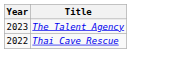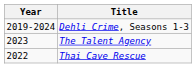+ row: (124, 26)
